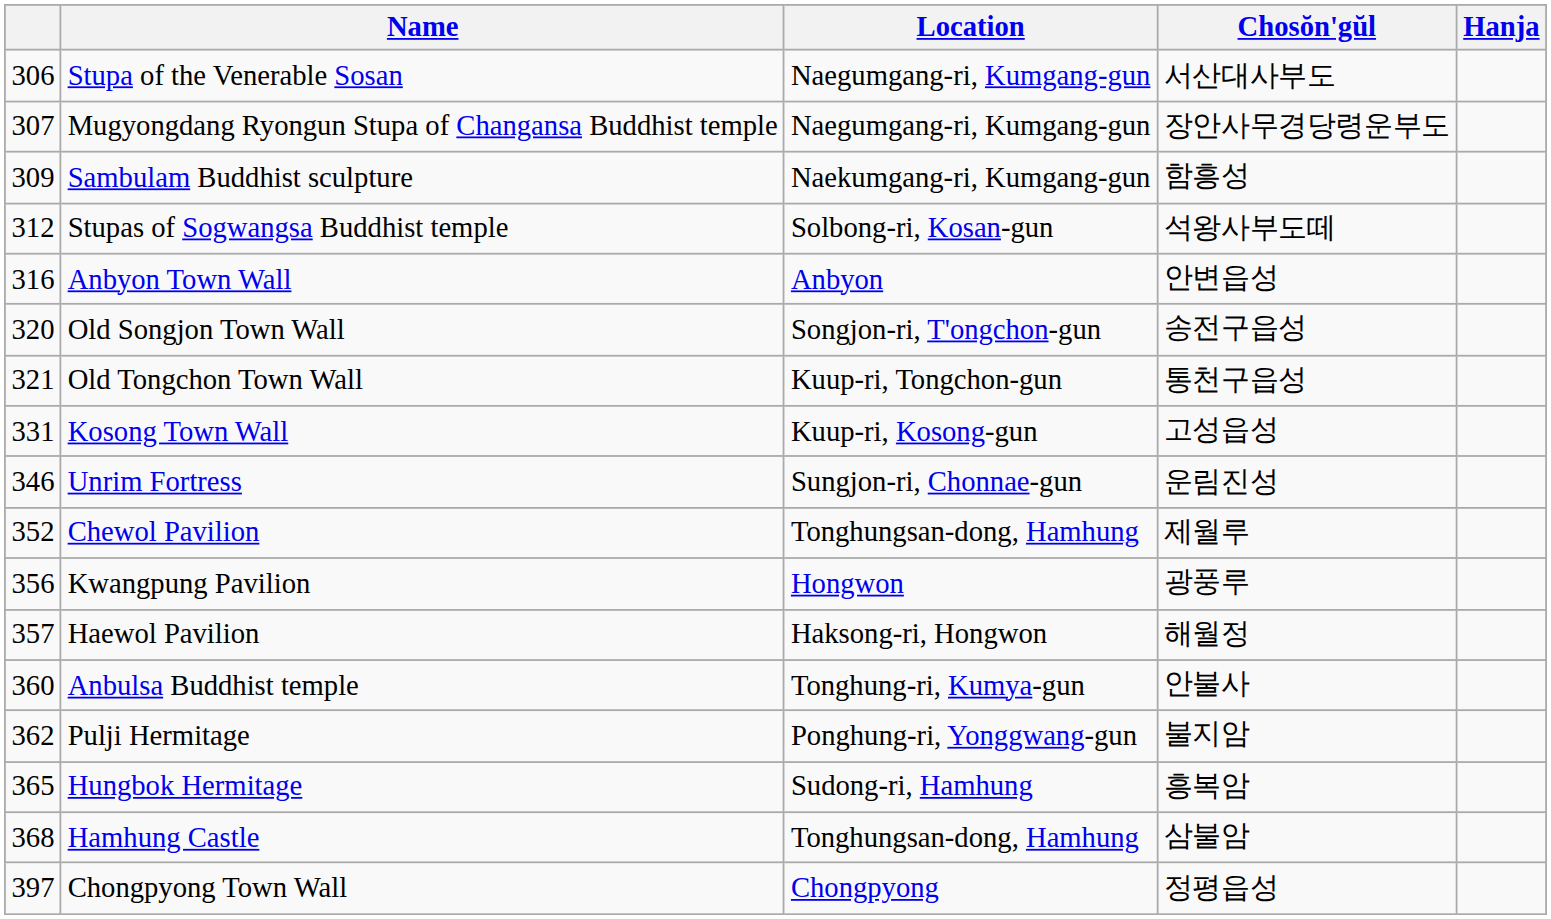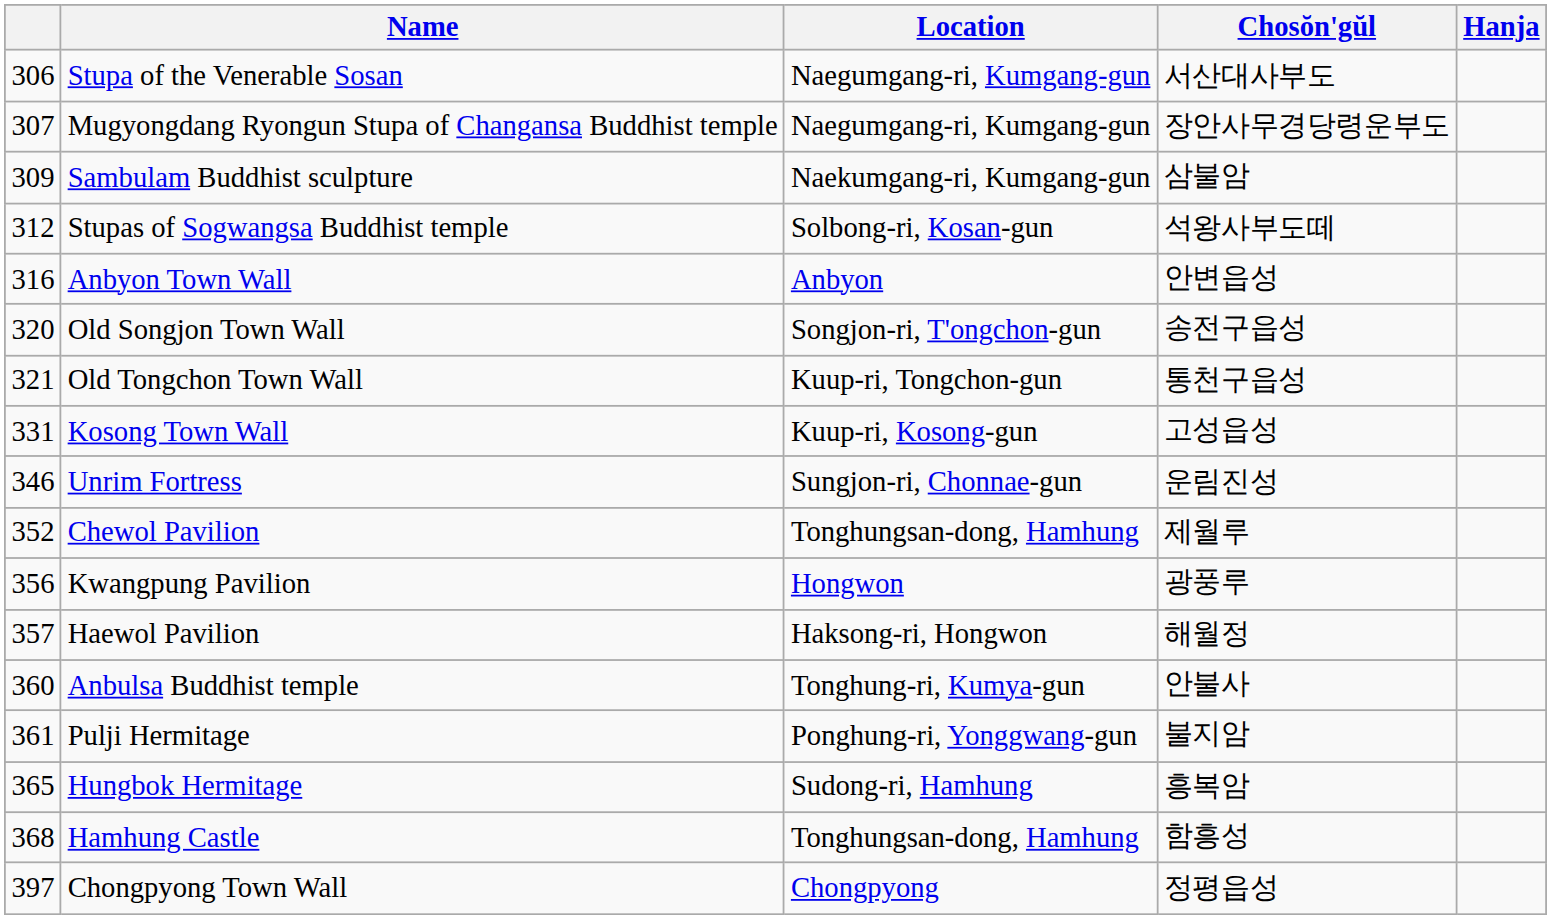(1207, 176) 함흥성 -> (1207, 176) 삼불암
(33, 735) 362 -> (33, 735) 361
(1207, 836) 삼불암 -> (1207, 836) 함흥성
